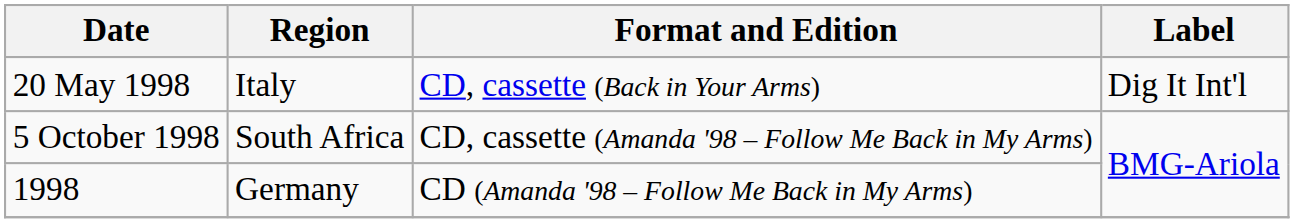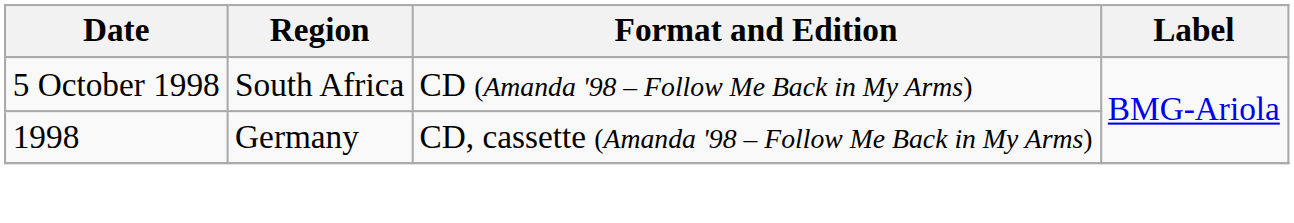- row: (101, 83)
(756, 136) CD, cassette (Amanda '98 – Follow Me Back in My Arms) -> (696, 83) CD (Amanda '98 – Follow Me Back in My Arms)
(696, 189) CD (Amanda '98 – Follow Me Back in My Arms) -> (756, 136) CD, cassette (Amanda '98 – Follow Me Back in My Arms)
